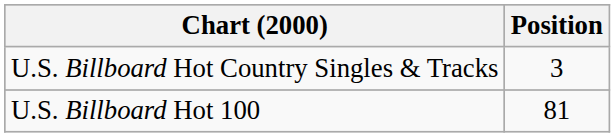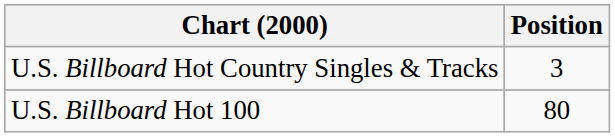(557, 110) 81 -> (557, 110) 80
